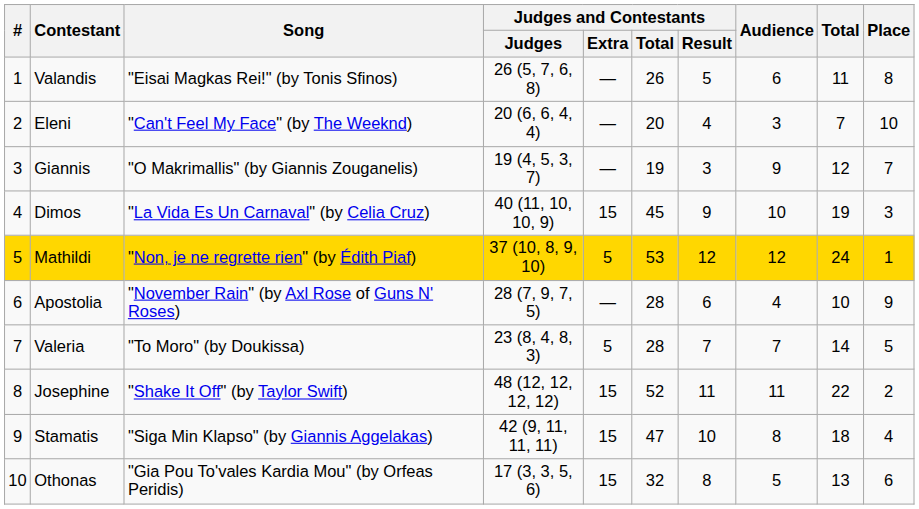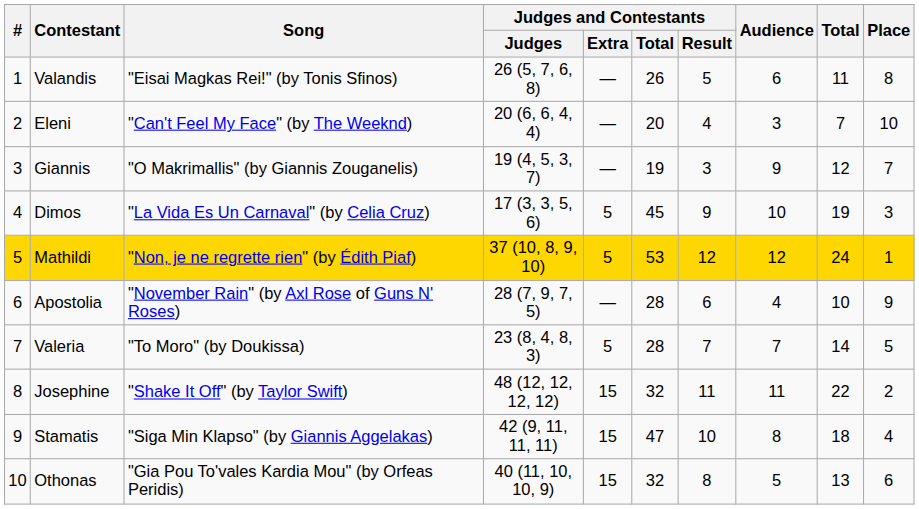(533, 213) 40 (11, 10, 10, 9) -> (533, 213) 17 (3, 3, 5, 6)
(608, 213) 15 -> (608, 213) 5
(655, 391) 52 -> (655, 391) 32
(533, 481) 17 (3, 3, 5, 6) -> (533, 481) 40 (11, 10, 10, 9)
